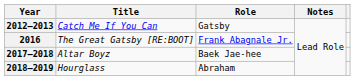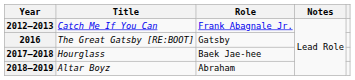(214, 26) Gatsby -> (245, 26) Frank Abagnale Jr.
(245, 40) Frank Abagnale Jr. -> (214, 40) Gatsby
(84, 54) Altar Boyz -> (81, 54) Hourglass
(81, 68) Hourglass -> (84, 68) Altar Boyz
